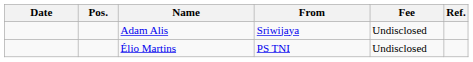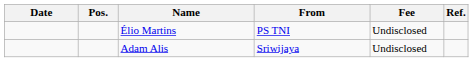rows swapped: (144, 30) <-> (148, 48)
